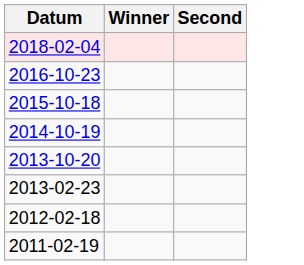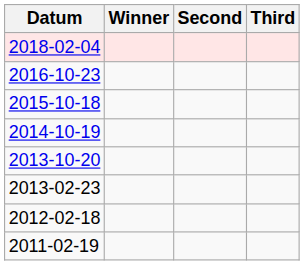+ column: (273, 18)
